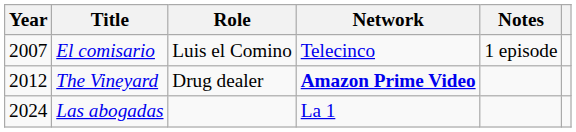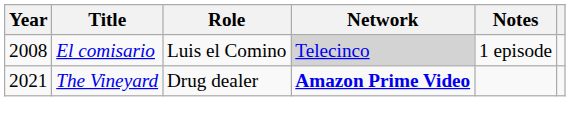(28, 50) 2007 -> (28, 50) 2008
(338, 50) no background -> (332, 50) lightgrey background
(28, 80) 2012 -> (28, 80) 2021
- row: (110, 111)
